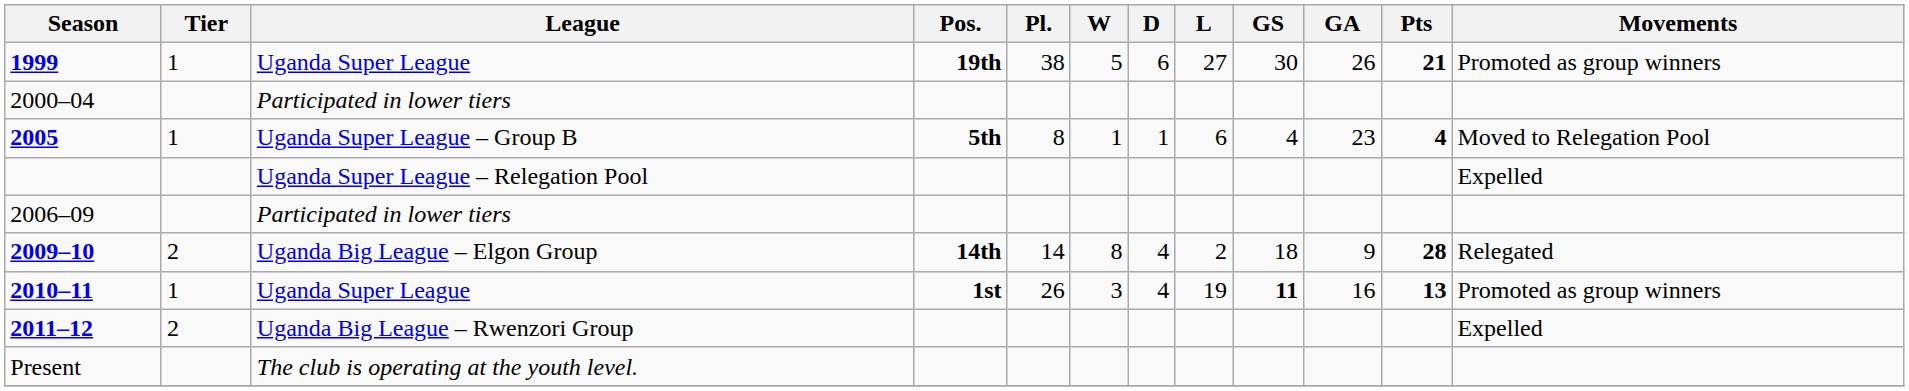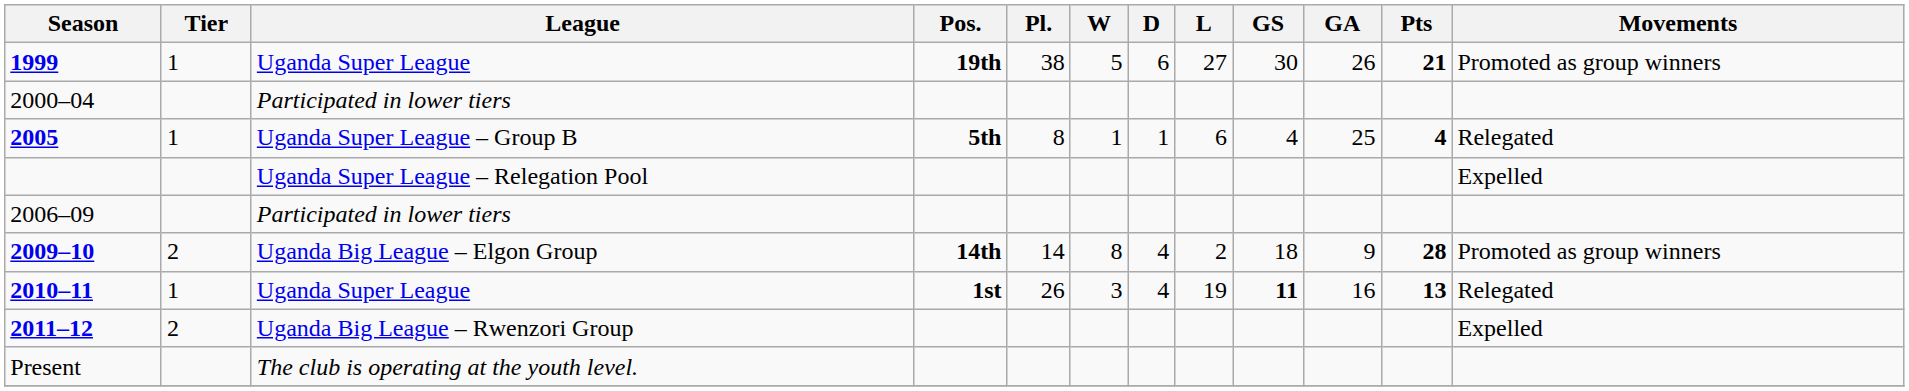(1363, 137) 23 -> (1363, 137) 25
(1584, 137) Moved to Relegation Pool -> (1505, 137) Relegated
(1505, 251) Relegated -> (1589, 251) Promoted as group winners
(1589, 289) Promoted as group winners -> (1505, 289) Relegated
